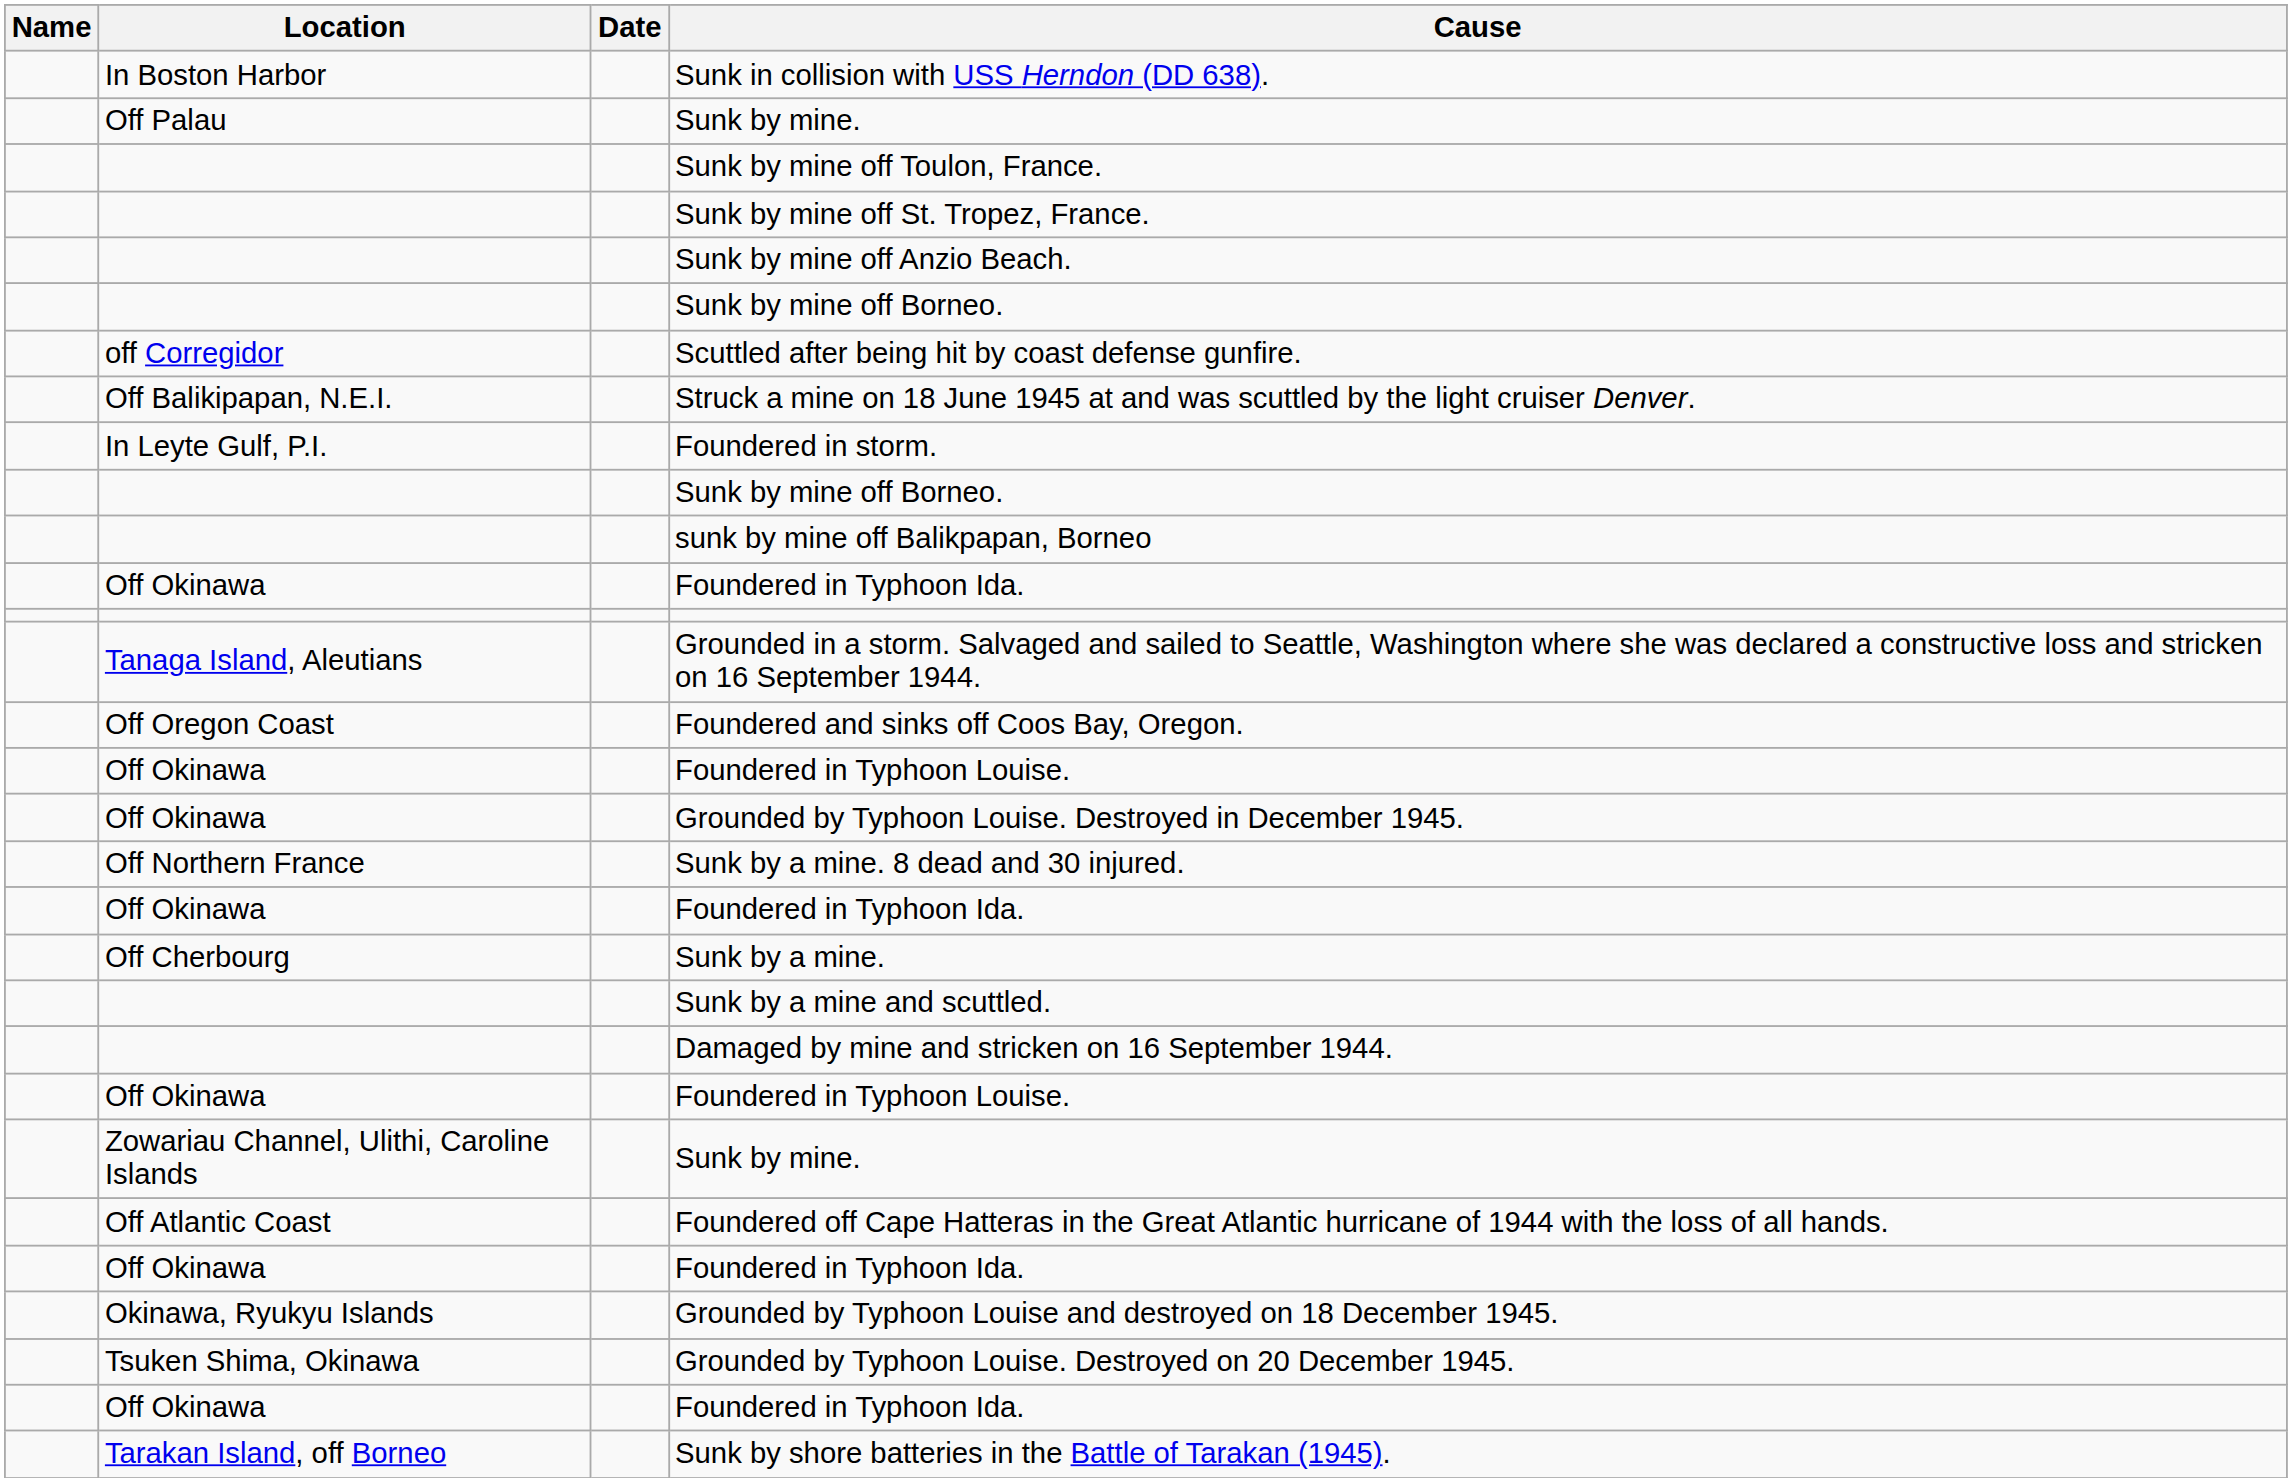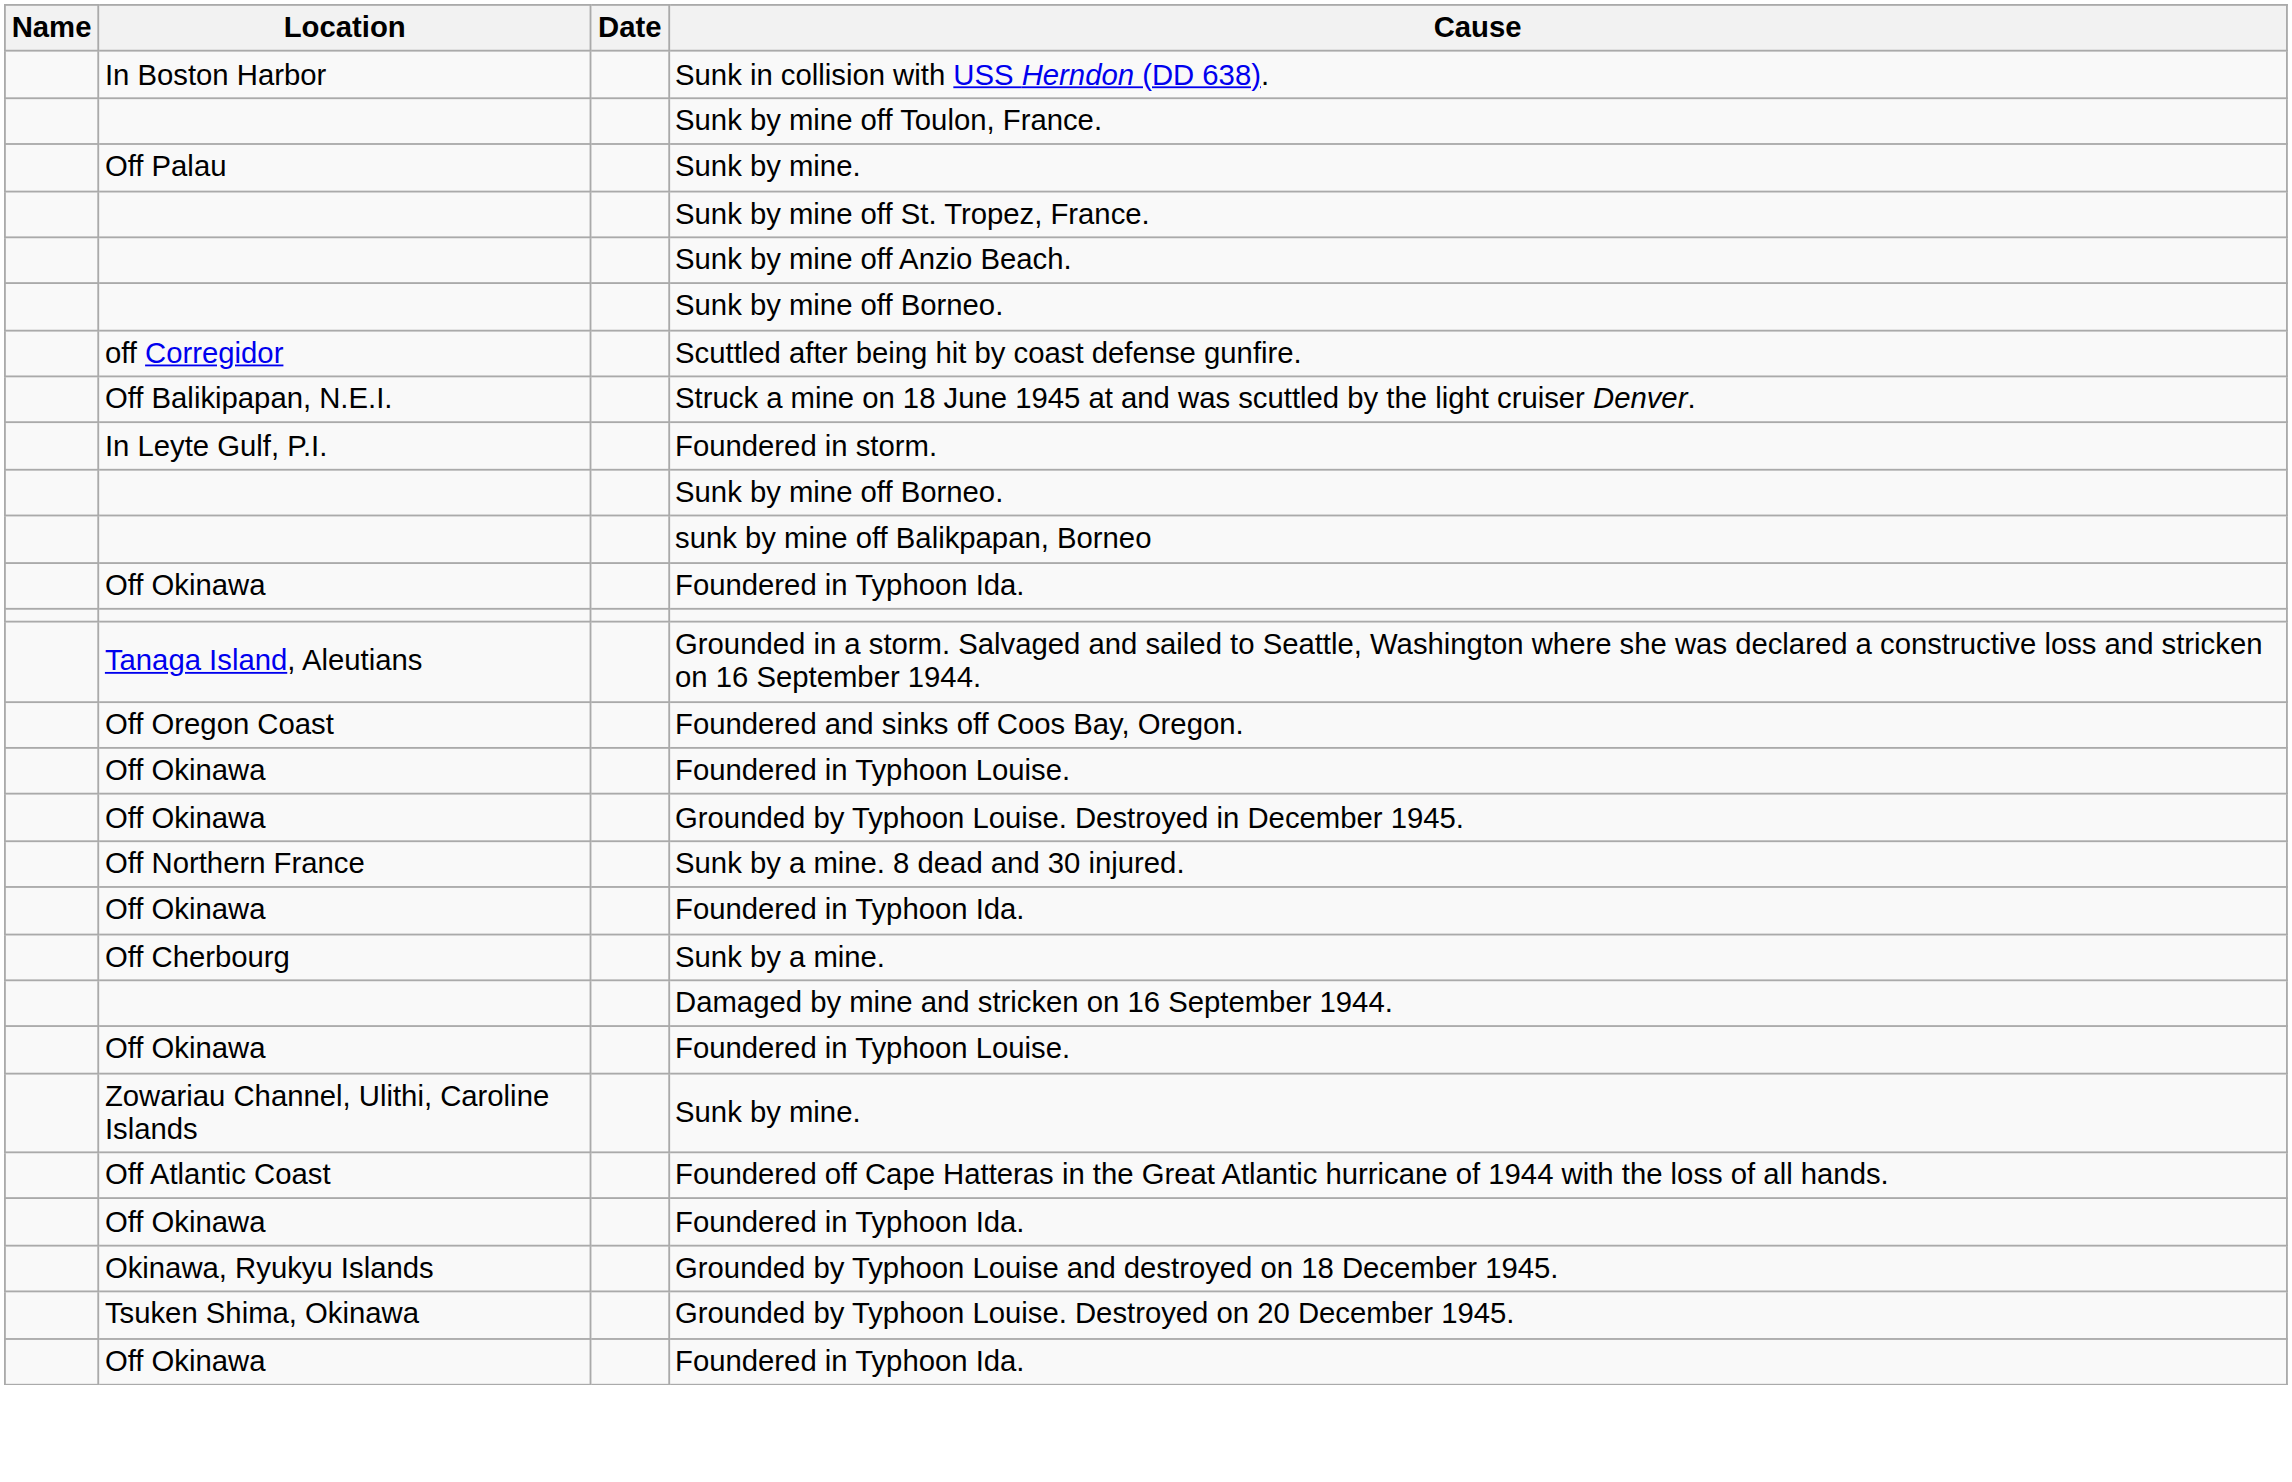rows swapped: (166, 120) <-> (345, 167)
- row: (345, 1003)
- row: (276, 1453)
